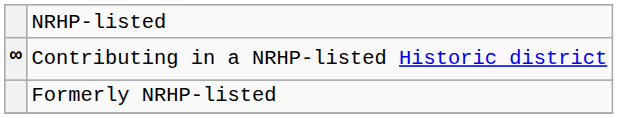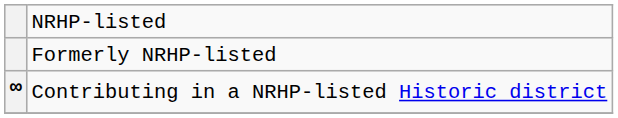rows swapped: (319, 59) <-> (154, 96)
